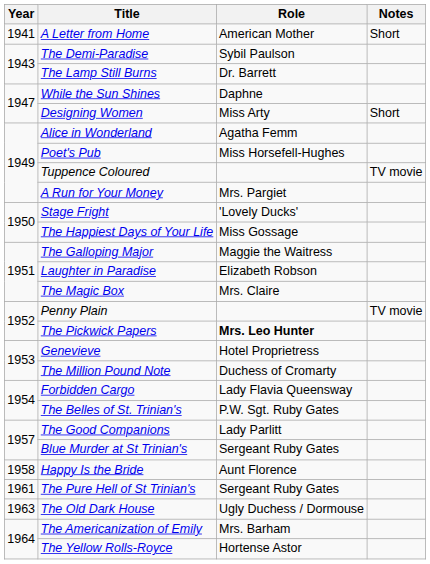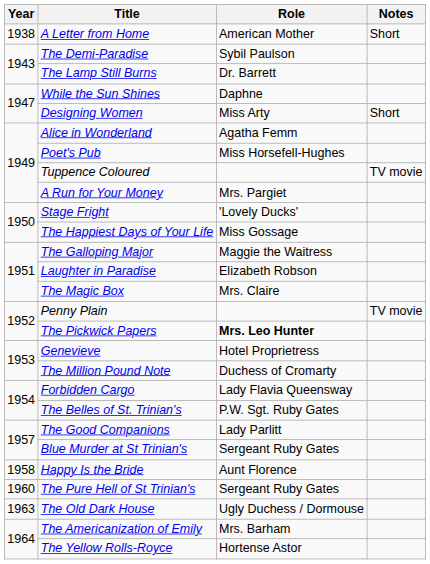(21, 34) 1941 -> (21, 34) 1938
(21, 489) 1961 -> (21, 489) 1960
